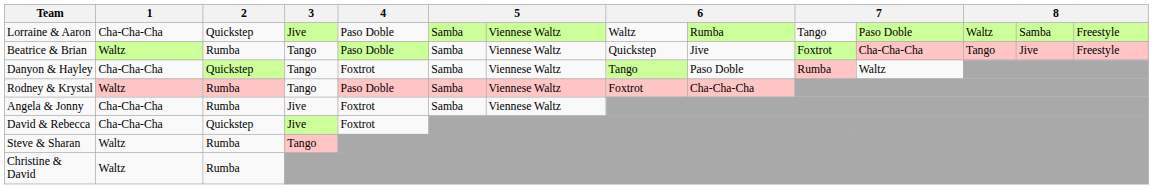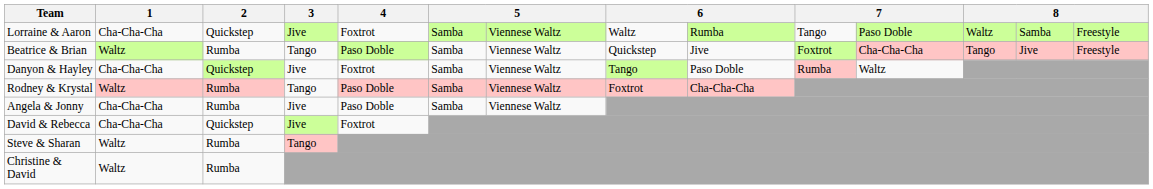(367, 32) Paso Doble -> (358, 32) Foxtrot
(302, 69) Tango -> (297, 69) Jive
(358, 106) Foxtrot -> (367, 106) Paso Doble
